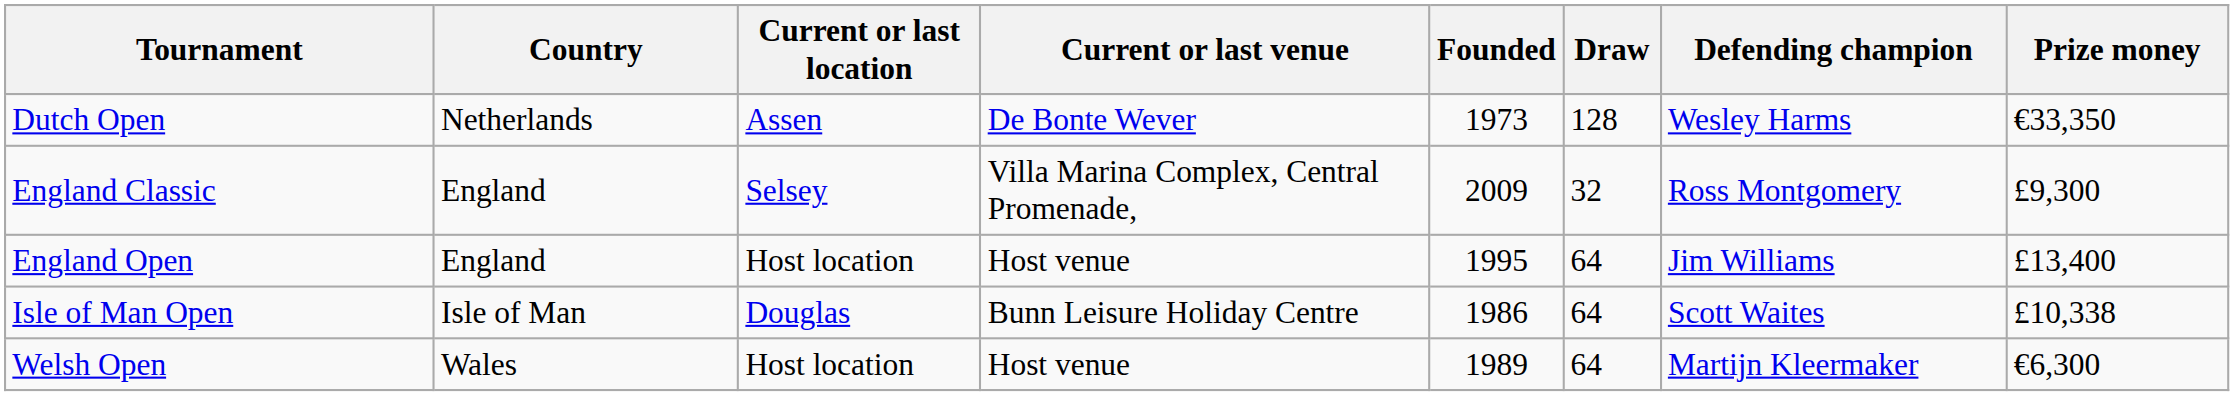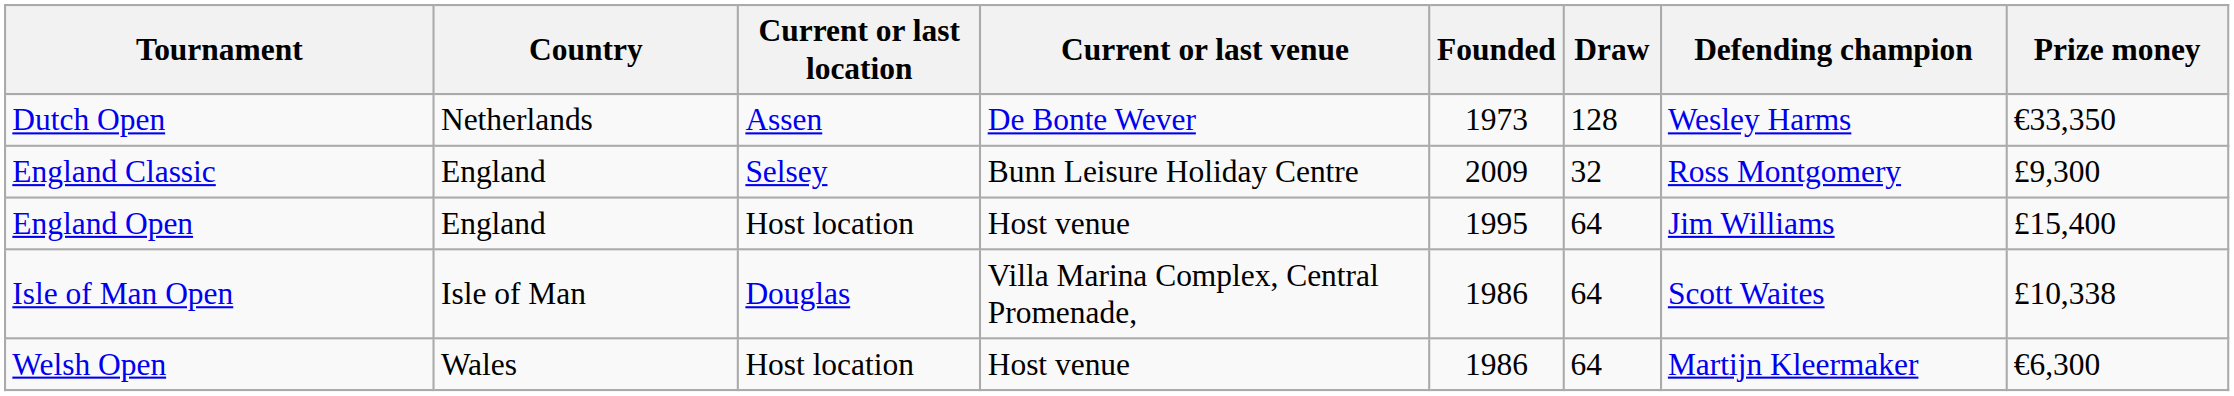(1183, 190) Villa Marina Complex, Central Promenade, -> (1173, 171) Bunn Leisure Holiday Centre
(2065, 260) £13,400 -> (2065, 223) £15,400
(1173, 312) Bunn Leisure Holiday Centre -> (1183, 294) Villa Marina Complex, Central Promenade,
(1496, 364) 1989 -> (1496, 364) 1986
